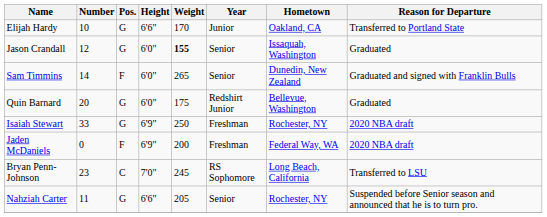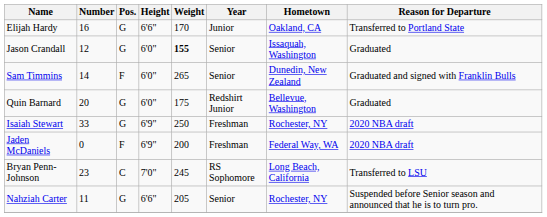(84, 28) 10 -> (84, 28) 16
